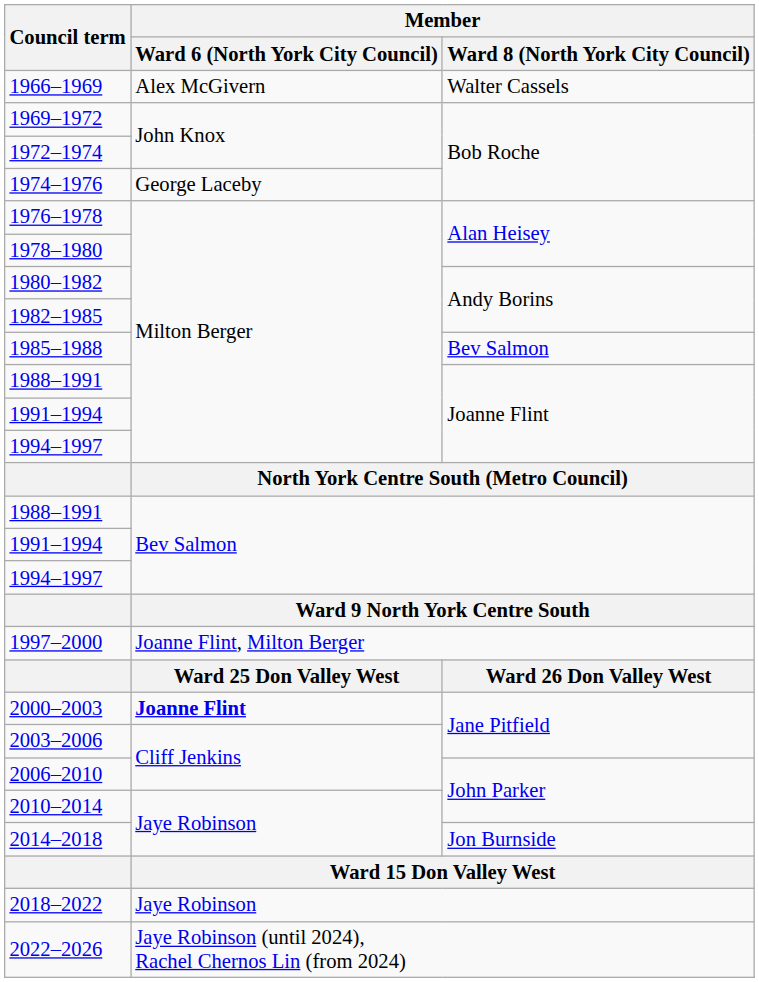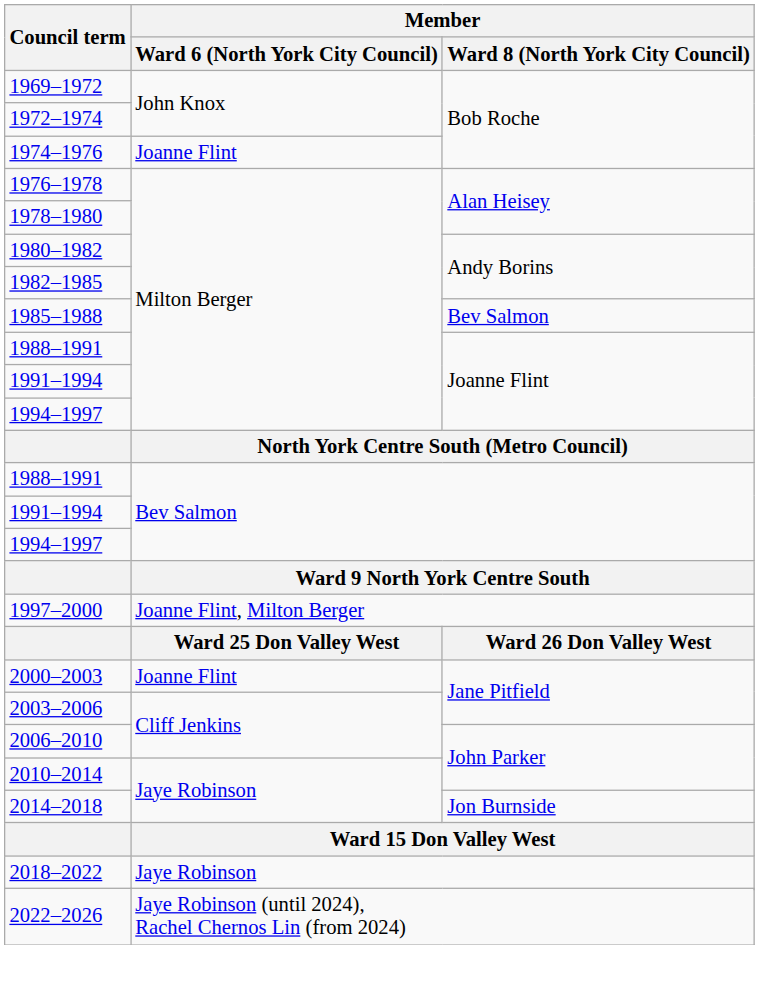- row: (56, 86)
(198, 184) George Laceby -> (186, 151) Joanne Flint
(191, 708) bold -> (186, 675) normal
